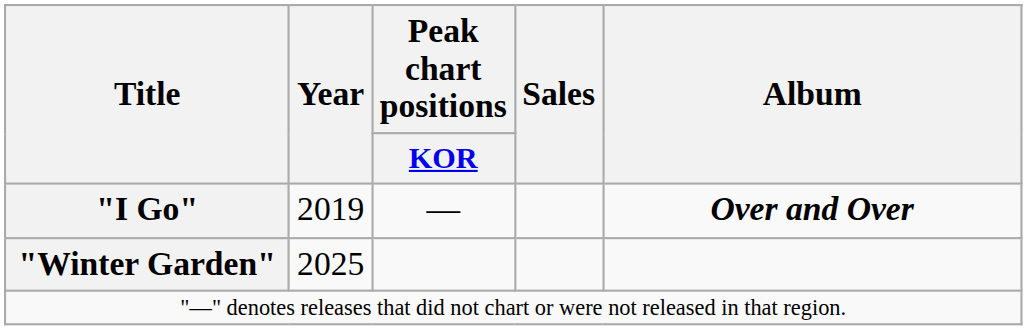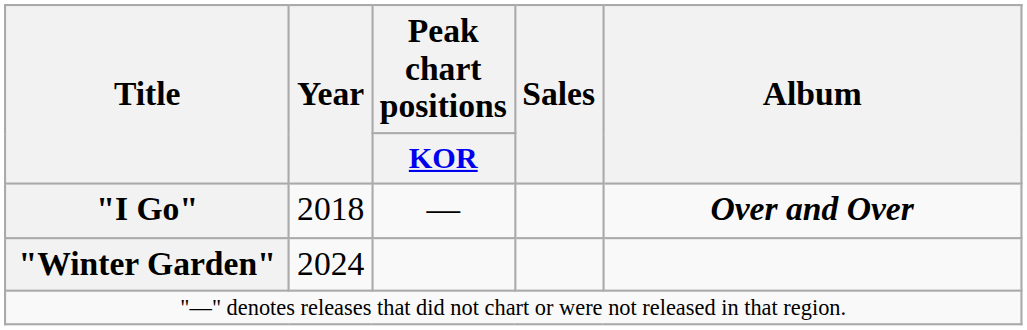(331, 209) 2019 -> (331, 209) 2018
(331, 263) 2025 -> (331, 263) 2024
